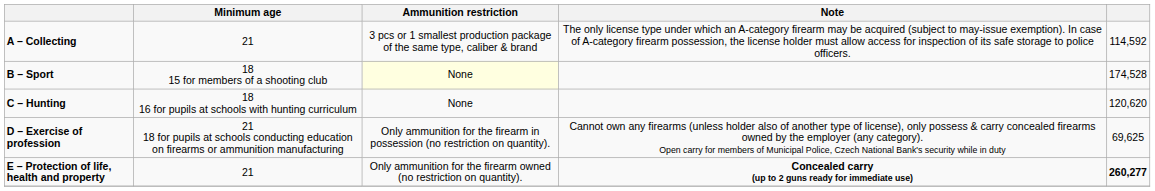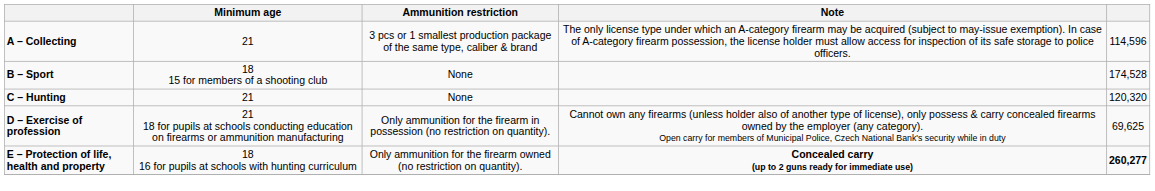(1128, 41) 114,592 -> (1128, 41) 114,596
(460, 75) lightyellow background -> (460, 75) no background
(248, 104) 18 16 for pupils at schools with hunting curriculum -> (248, 98) 21
(1128, 104) 120,620 -> (1128, 98) 120,320
(248, 172) 21 -> (248, 160) 18 16 for pupils at schools with hunting curriculum
